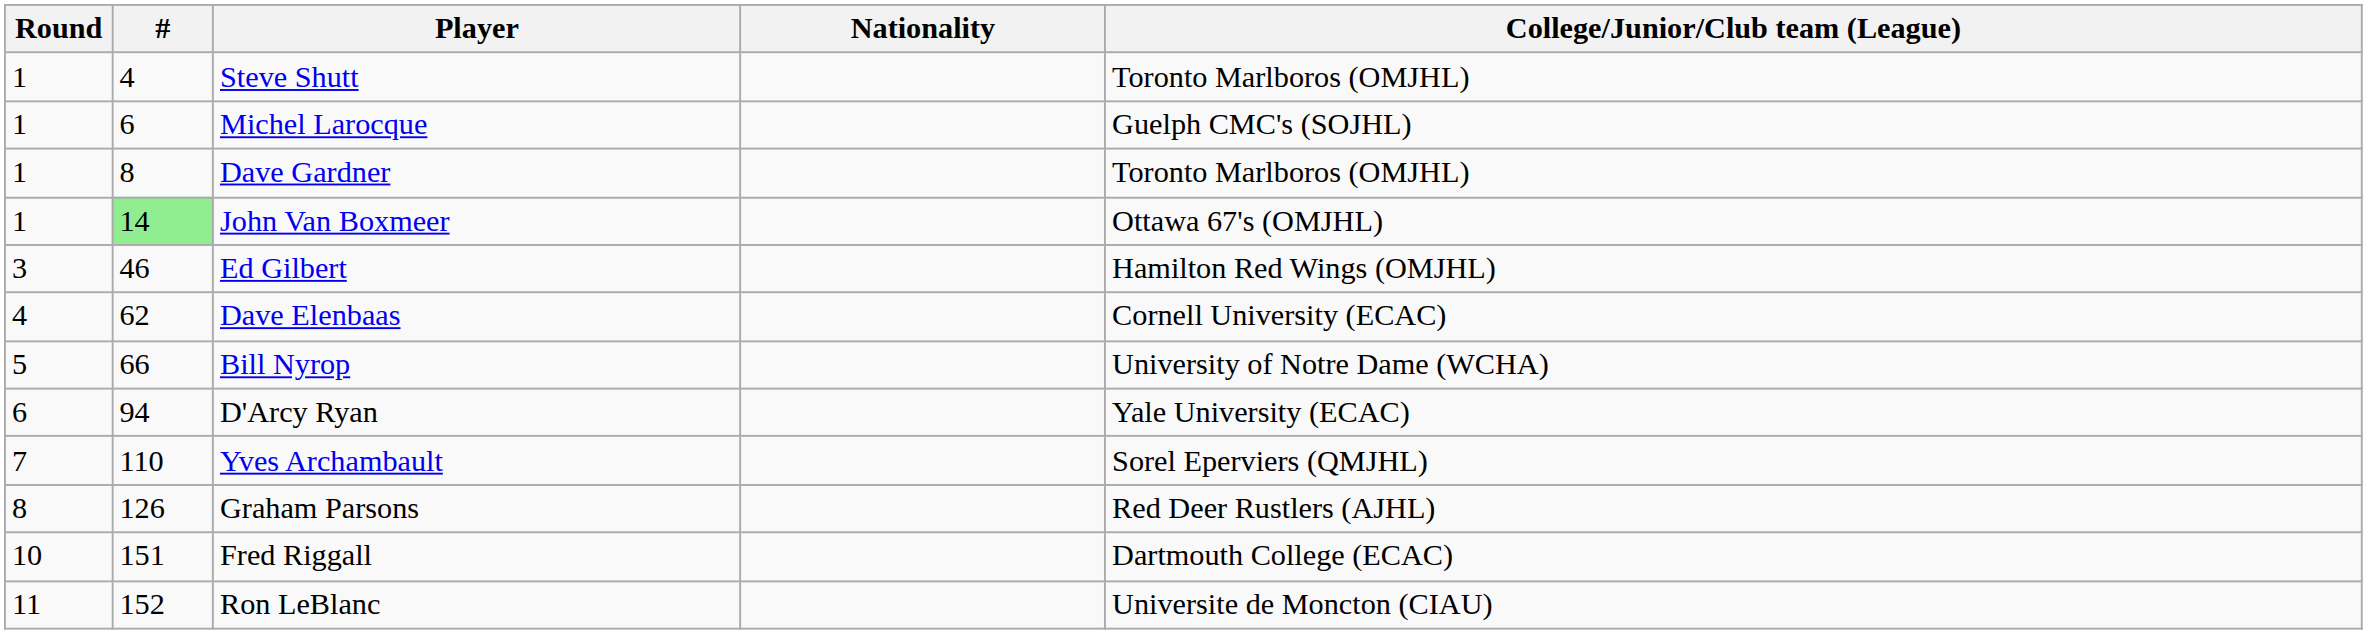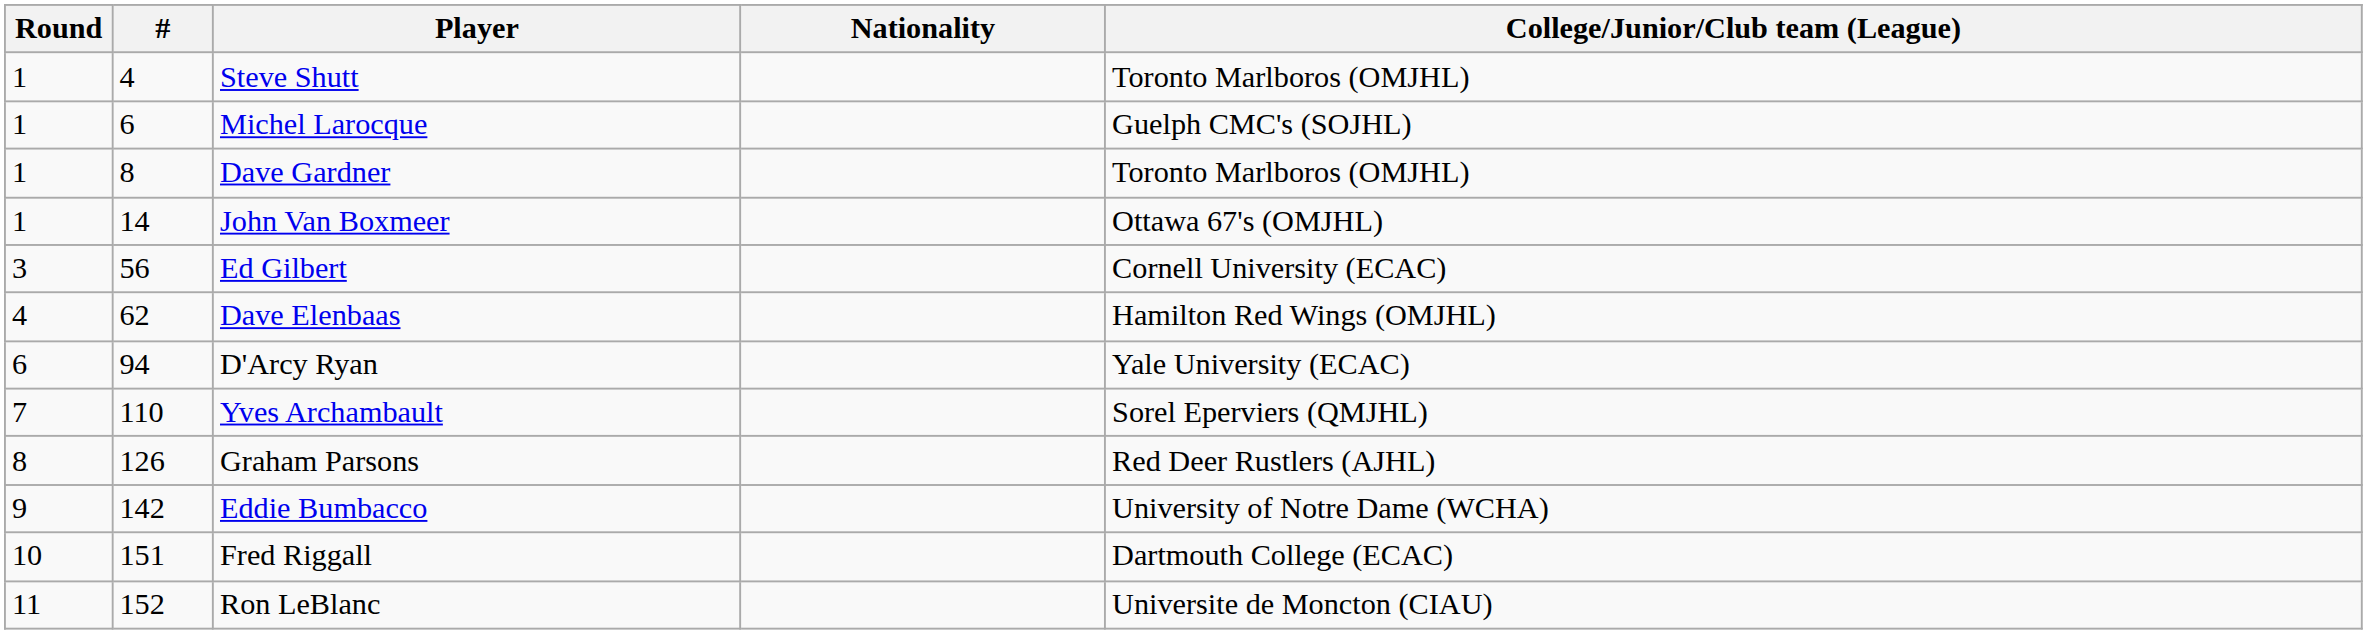(135, 220) lightgreen background -> (135, 220) no background
(135, 268) 46 -> (135, 268) 56
(1304, 268) Hamilton Red Wings (OMJHL) -> (1279, 268) Cornell University (ECAC)
(1279, 316) Cornell University (ECAC) -> (1304, 316) Hamilton Red Wings (OMJHL)
- row: (285, 364)
+ row: (324, 508)
